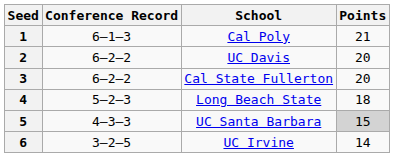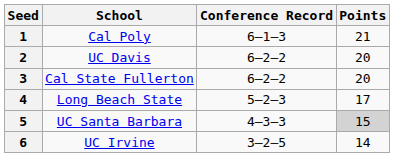columns swapped: (259, 15) <-> (112, 15)
(363, 100) 18 -> (363, 100) 17
